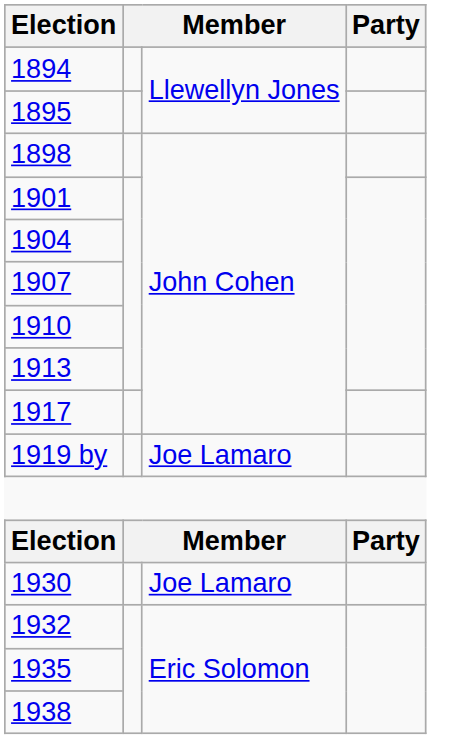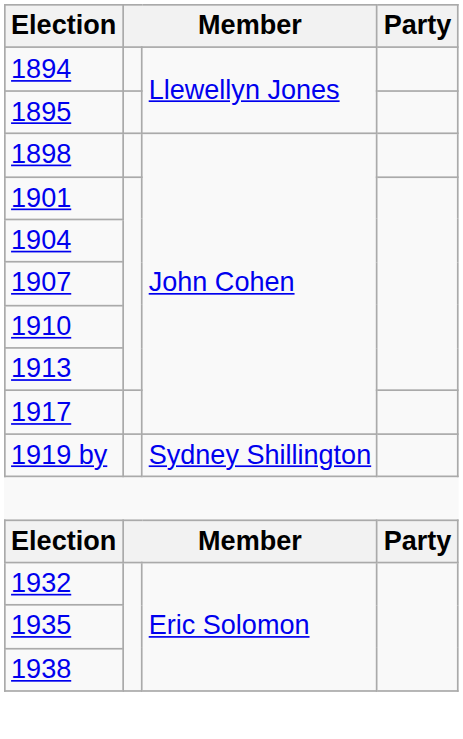(220, 454) Joe Lamaro -> (260, 454) Sydney Shillington
- row: (41, 583)
